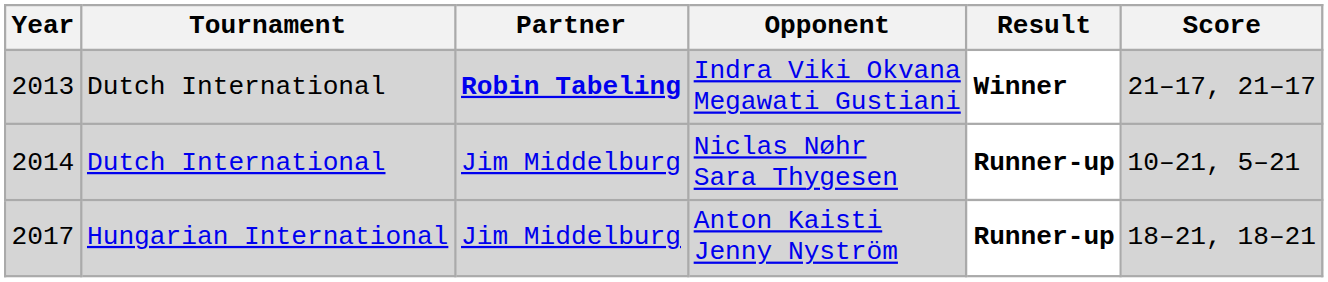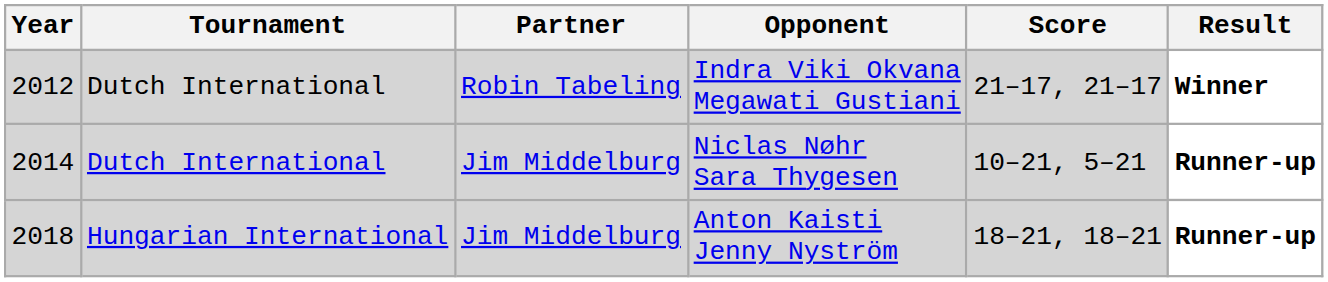columns swapped: (1222, 27) <-> (1044, 27)
(43, 87) 2013 -> (43, 87) 2012
(571, 87) bold -> (571, 87) normal
(43, 237) 2017 -> (43, 237) 2018
